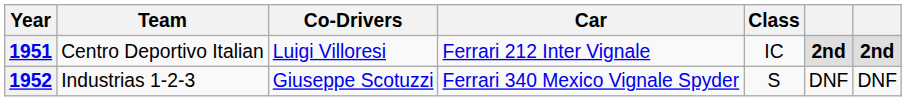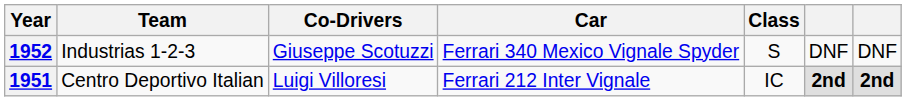rows swapped: (31, 51) <-> (31, 81)
